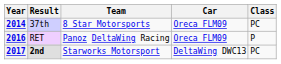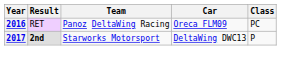- row: (16, 24)
(253, 38) P -> (255, 24) PC
(255, 52) PC -> (253, 38) P
